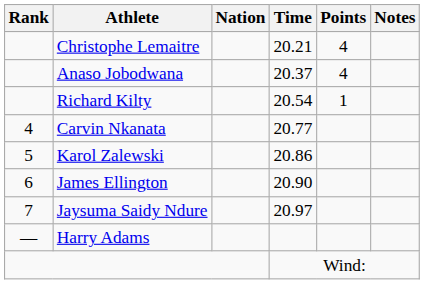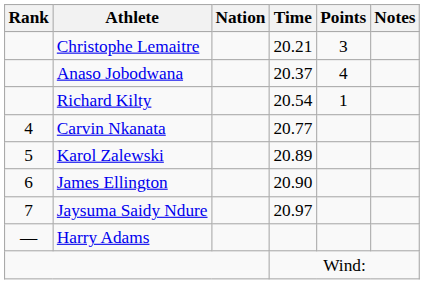(343, 45) 4 -> (343, 45) 3
(293, 155) 20.86 -> (293, 155) 20.89
